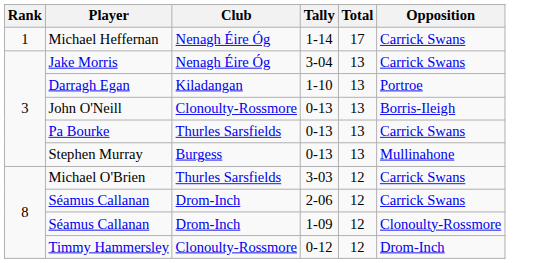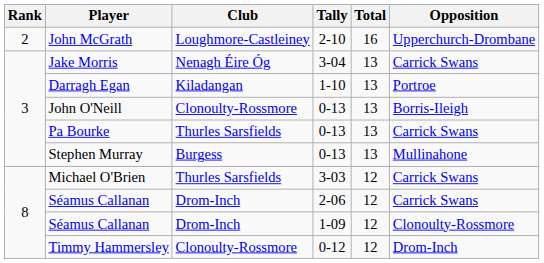- row: (104, 39)
+ row: (90, 39)
